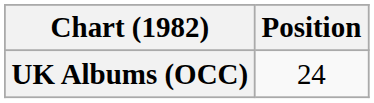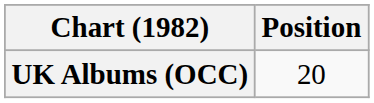(311, 73) 24 -> (311, 73) 20
